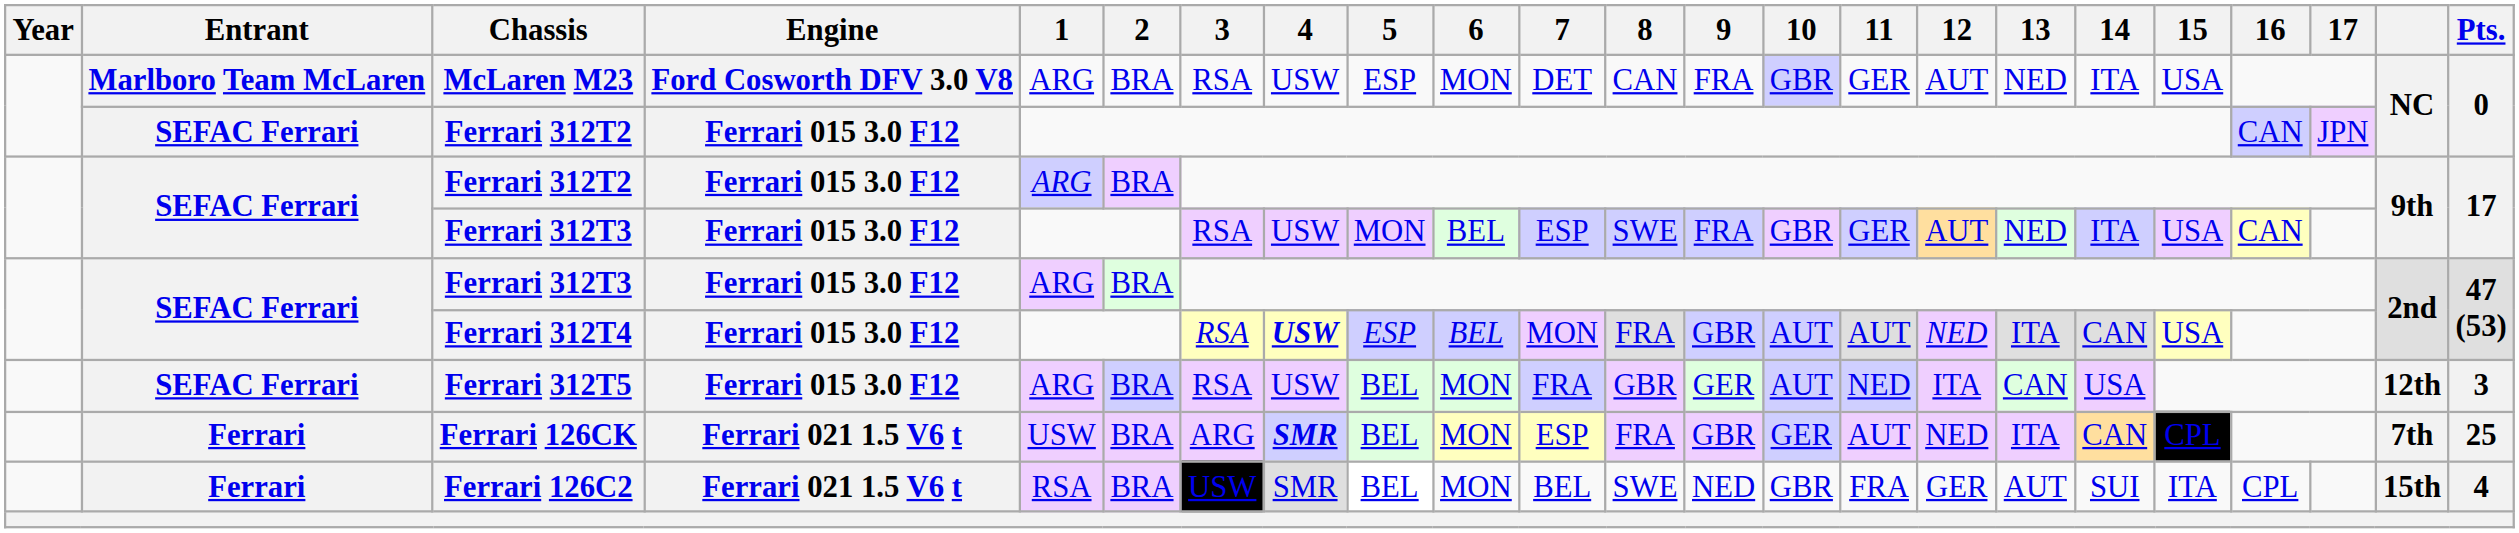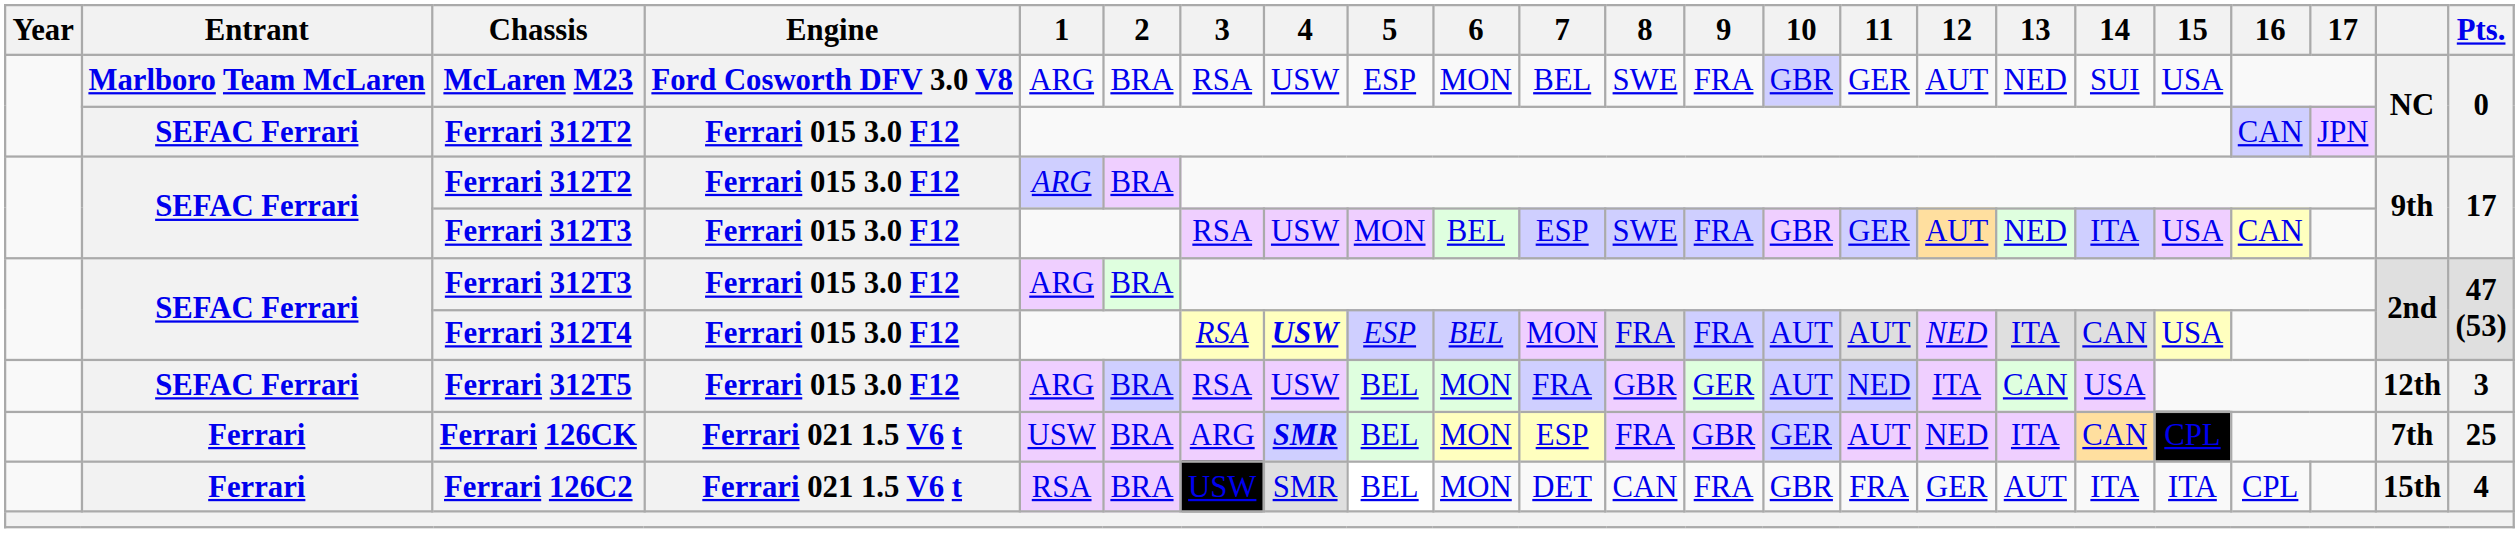(1562, 80) DET -> (1562, 80) BEL
(1645, 80) CAN -> (1645, 80) SWE
(2115, 80) ITA -> (2115, 80) SUI
(1724, 333) GBR -> (1724, 333) FRA
(1562, 485) BEL -> (1562, 485) DET
(1645, 485) SWE -> (1645, 485) CAN
(1724, 485) NED -> (1724, 485) FRA
(2115, 485) SUI -> (2115, 485) ITA
